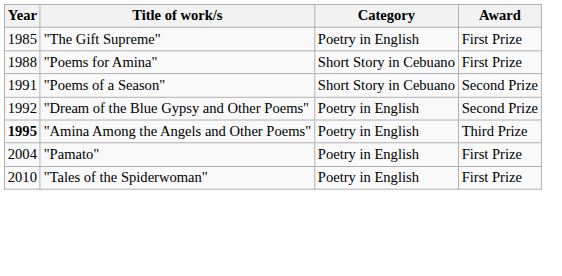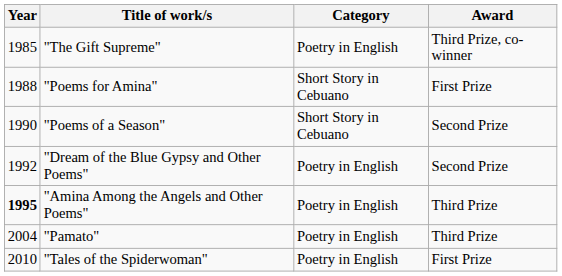(492, 39) First Prize -> (477, 47) Third Prize, co-winner
(22, 85) 1991 -> (22, 126) 1990
(492, 154) First Prize -> (465, 236) Third Prize
